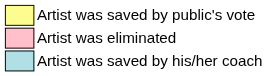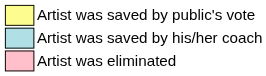rows swapped: (150, 60) <-> (107, 38)
